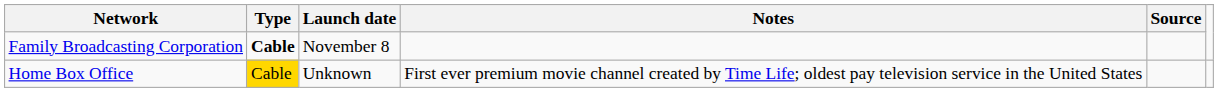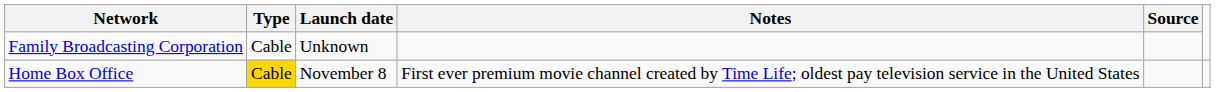(273, 45) bold -> (271, 45) normal
(346, 45) November 8 -> (334, 45) Unknown
(337, 73) Unknown -> (343, 73) November 8
